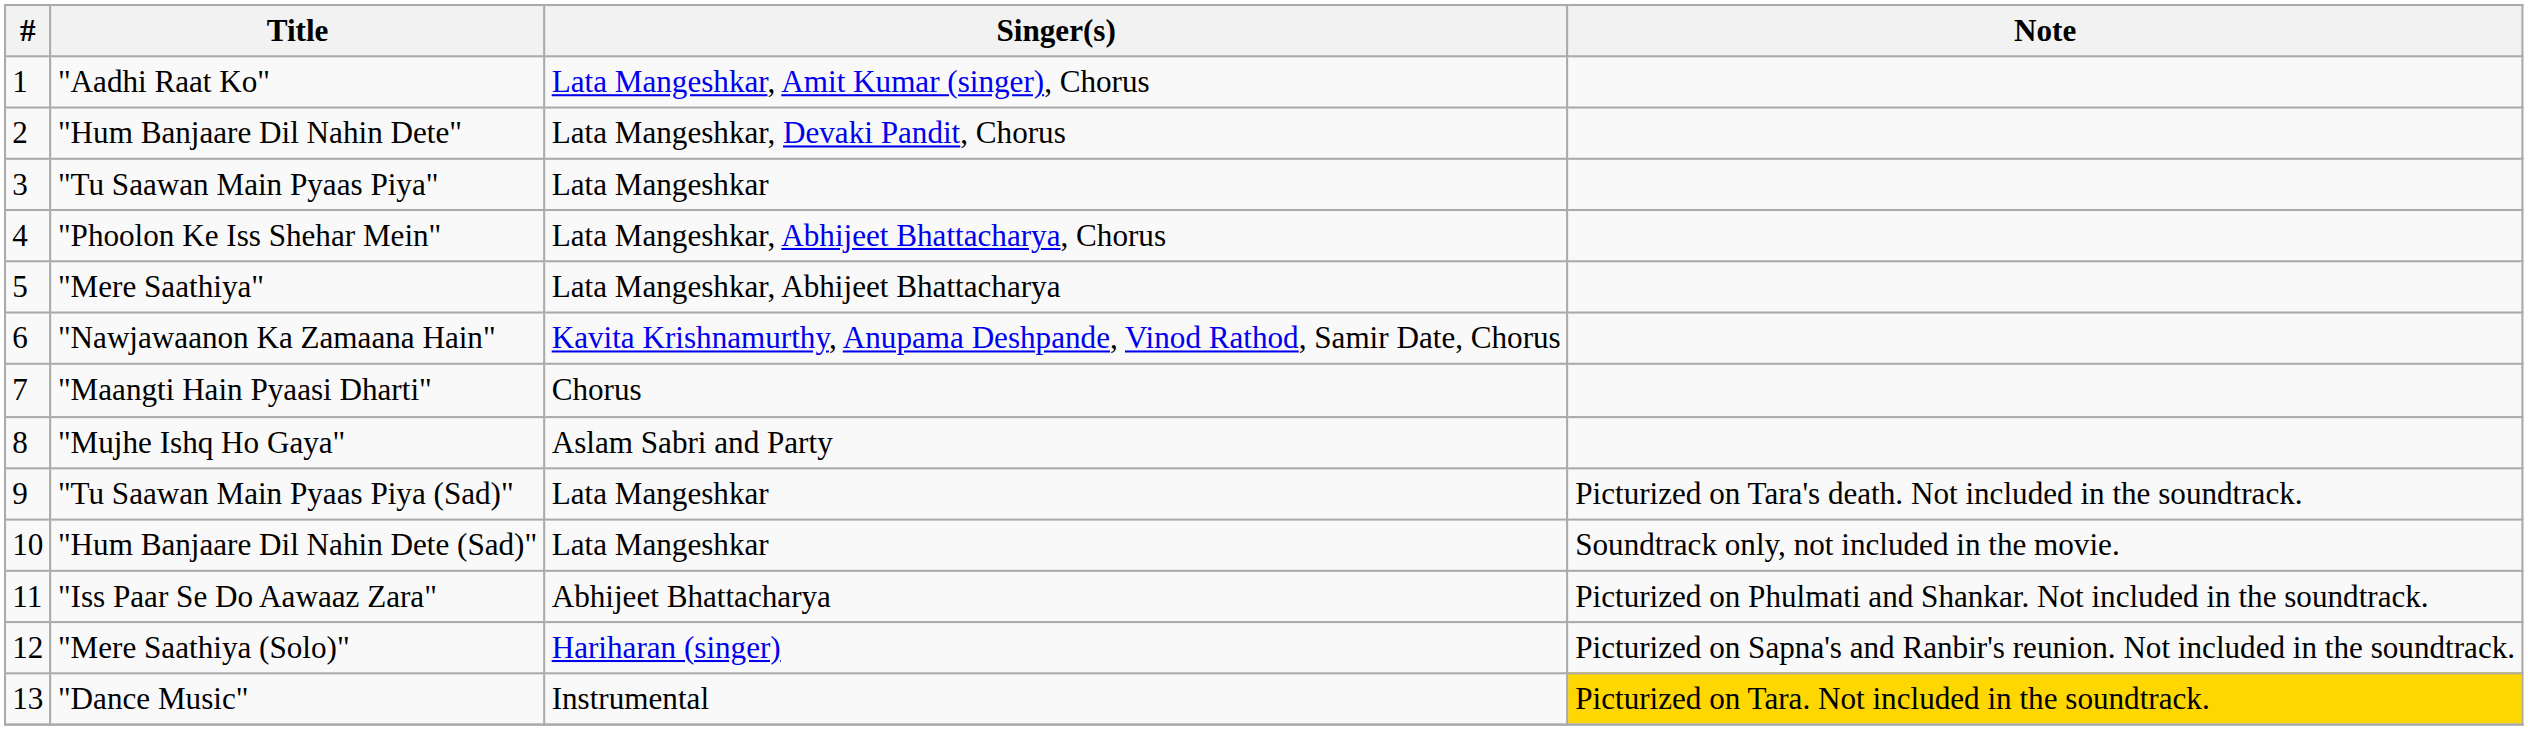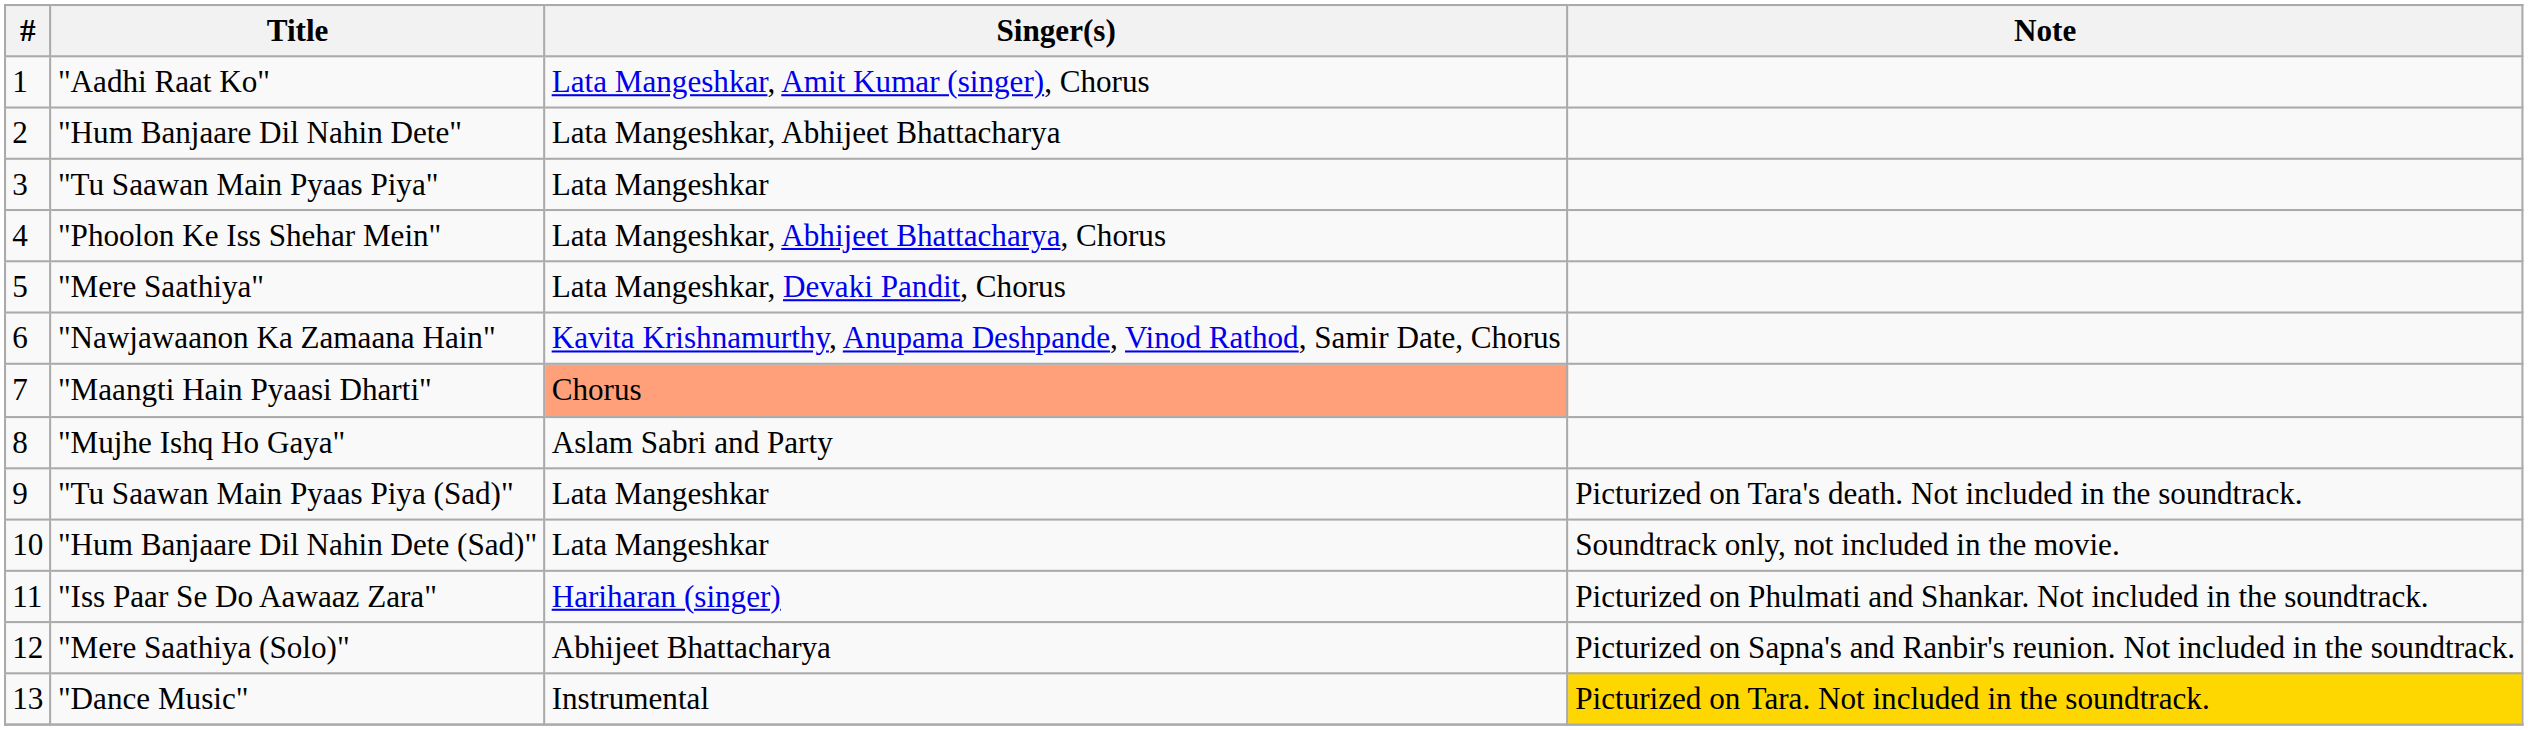(809, 133) Lata Mangeshkar, Devaki Pandit, Chorus -> (806, 133) Lata Mangeshkar, Abhijeet Bhattacharya
(806, 287) Lata Mangeshkar, Abhijeet Bhattacharya -> (809, 287) Lata Mangeshkar, Devaki Pandit, Chorus
(597, 390) no background -> (597, 390) lightsalmon background
(691, 595) Abhijeet Bhattacharya -> (666, 595) Hariharan (singer)
(666, 646) Hariharan (singer) -> (691, 646) Abhijeet Bhattacharya
